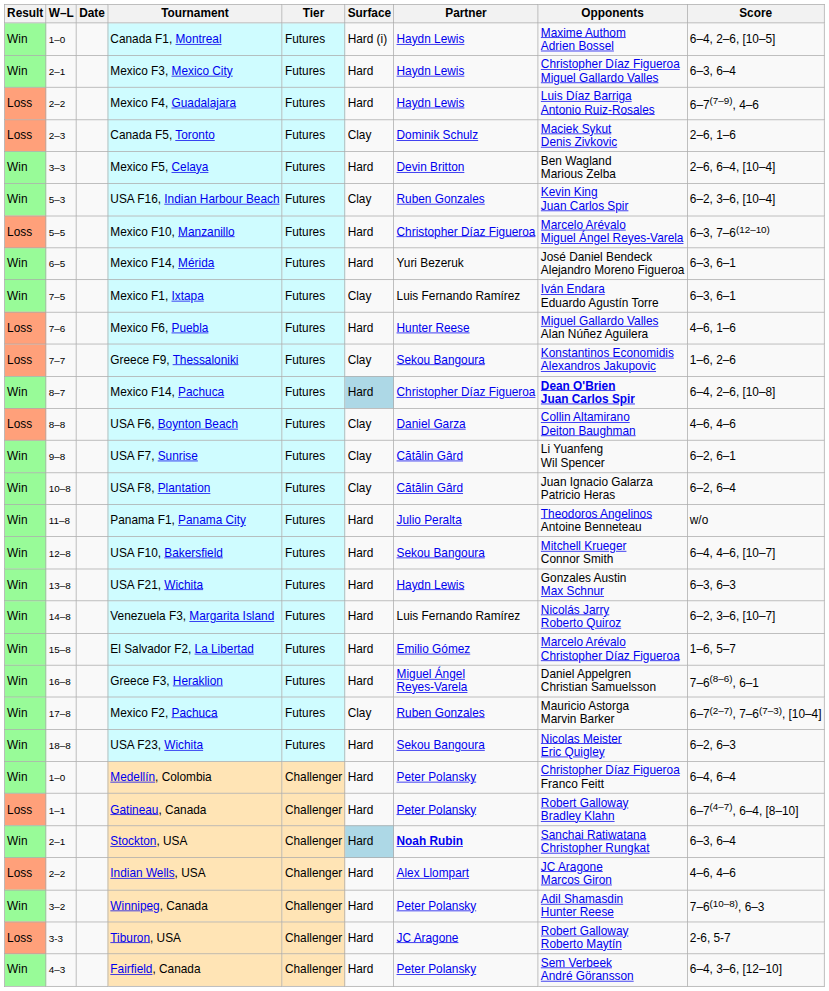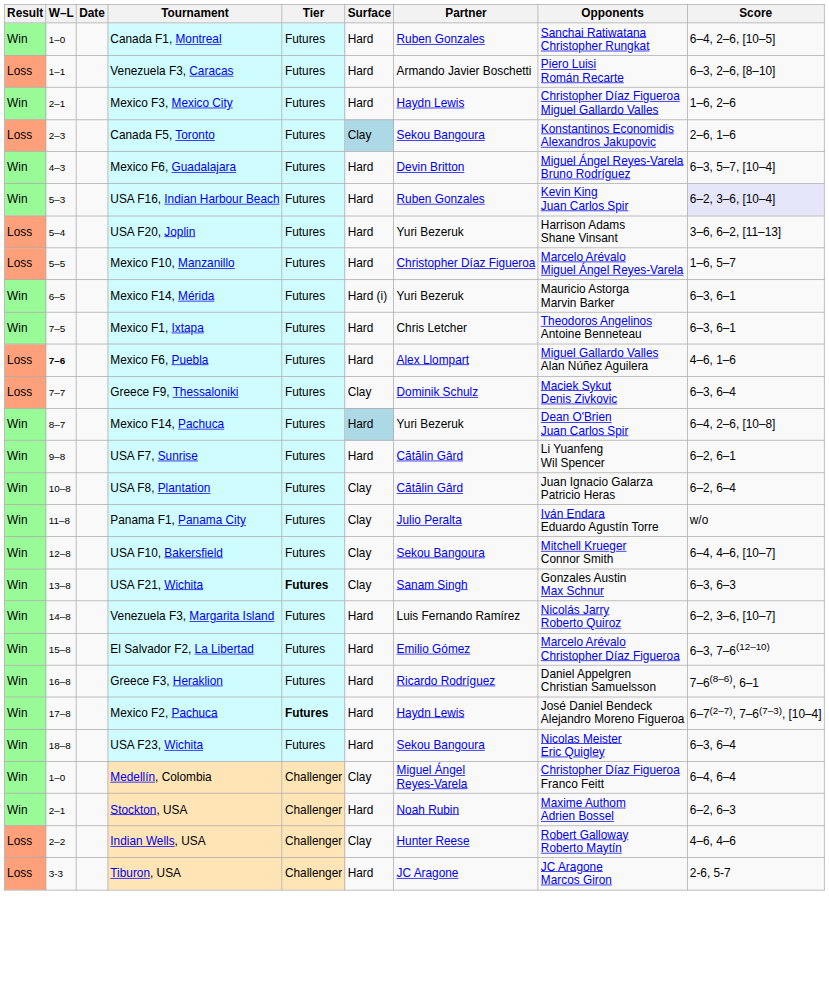(367, 39) Hard (i) -> (360, 39) Hard
(430, 39) Haydn Lewis -> (441, 39) Ruben Gonzales
(583, 39) Maxime Authom Adrien Bossel -> (595, 39) Sanchai Ratiwatana Christopher Rungkat
+ row: (172, 71)
(713, 71) 6–3, 6–4 -> (713, 103) 1–6, 2–6
- row: (173, 103)
(360, 135) no background -> (360, 135) lightblue background
(437, 135) Dominik Schulz -> (441, 135) Sekou Bangoura
(579, 135) Maciek Sykut Denis Zivkovic -> (607, 135) Konstantinos Economidis Alexandros Jakupovic
- row: (159, 167)
+ row: (173, 167)
(360, 199) Clay -> (360, 199) Hard
(733, 199) no background -> (733, 199) lavender background
+ row: (153, 231)
(730, 231) 6–3, 7–6(12–10) -> (713, 264) 1–6, 5–7
(360, 264) Hard -> (367, 296) Hard (i)
(613, 264) José Daniel Bendeck Alejandro Moreno Figueroa -> (585, 296) Mauricio Astorga Marvin Barker
(360, 296) Clay -> (360, 328) Hard
(458, 296) Luis Fernando Ramírez -> (432, 328) Chris Letcher
(600, 296) Iván Endara Eduardo Agustín Torre -> (596, 328) Theodoros Angelinos Antoine Benneteau
(57, 328) normal -> (57, 360) bold
(433, 328) Hunter Reese -> (433, 360) Alex Llompart
(441, 360) Sekou Bangoura -> (437, 392) Dominik Schulz
(607, 360) Konstantinos Economidis Alexandros Jakupovic -> (579, 392) Maciek Sykut Denis Zivkovic
(713, 360) 1–6, 2–6 -> (713, 392) 6–3, 6–4
(466, 392) Christopher Díaz Figueroa -> (430, 424) Yuri Bezeruk
(588, 392) bold -> (585, 424) normal
- row: (174, 424)
(360, 456) Clay -> (360, 456) Hard
(360, 520) Hard -> (360, 520) Clay
(596, 520) Theodoros Angelinos Antoine Benneteau -> (600, 520) Iván Endara Eduardo Agustín Torre
(360, 552) Hard -> (360, 552) Clay
(305, 584) normal -> (307, 584) bold
(360, 584) Hard -> (360, 584) Clay
(430, 584) Haydn Lewis -> (432, 584) Sanam Singh
(713, 649) 1–6, 5–7 -> (730, 649) 6–3, 7–6(12–10)
(432, 681) Miguel Ángel Reyes-Varela -> (446, 681) Ricardo Rodríguez
(305, 713) normal -> (307, 713) bold
(360, 713) Clay -> (360, 713) Hard
(441, 713) Ruben Gonzales -> (430, 713) Haydn Lewis
(585, 713) Mauricio Astorga Marvin Barker -> (613, 713) José Daniel Bendeck Alejandro Moreno Figueroa
(713, 745) 6–2, 6–3 -> (713, 745) 6–3, 6–4
(360, 777) Hard -> (360, 777) Clay
(436, 777) Peter Polansky -> (432, 777) Miguel Ángel Reyes-Varela
- row: (158, 809)
(360, 841) lightblue background -> (360, 809) no background
(430, 841) bold -> (428, 809) normal
(595, 841) Sanchai Ratiwatana Christopher Rungkat -> (583, 809) Maxime Authom Adrien Bossel
(713, 841) 6–3, 6–4 -> (713, 809) 6–2, 6–3
(360, 873) Hard -> (360, 841) Clay
(433, 873) Alex Llompart -> (433, 841) Hunter Reese
(576, 873) JC Aragone Marcos Giron -> (585, 841) Robert Galloway Roberto Maytín
- row: (159, 905)
(585, 938) Robert Galloway Roberto Maytín -> (576, 873) JC Aragone Marcos Giron
- row: (155, 970)
